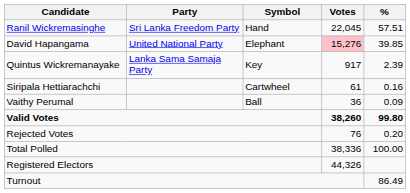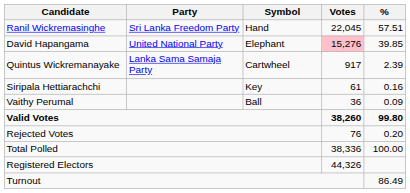(254, 65) Key -> (267, 65) Cartwheel
(267, 86) Cartwheel -> (254, 86) Key
